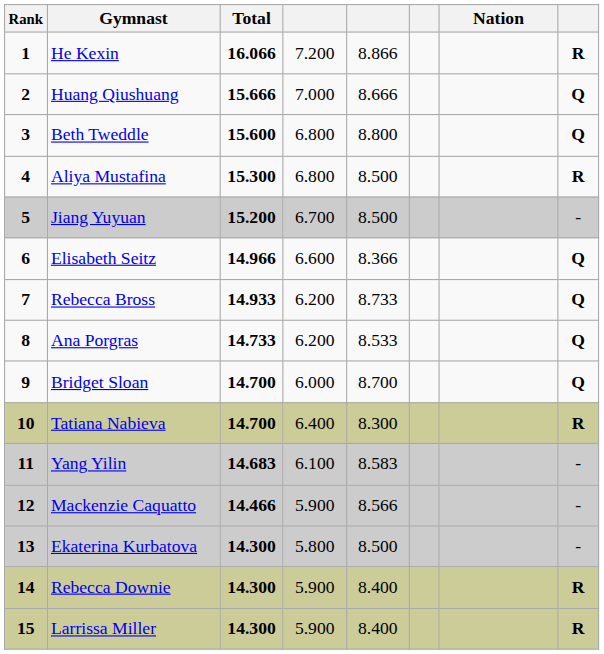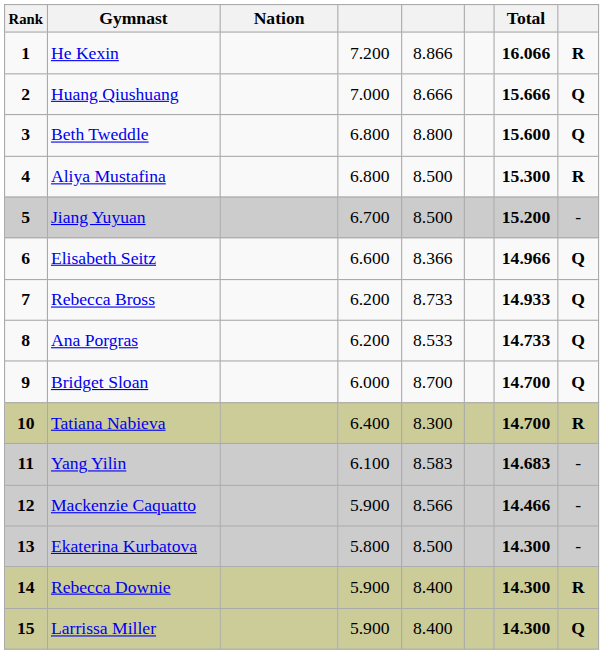columns swapped: (499, 18) <-> (252, 18)
(578, 628) R -> (578, 628) Q
